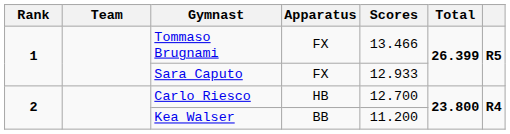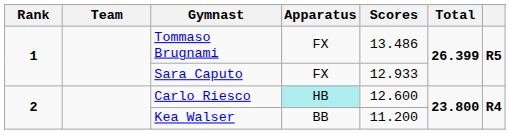(394, 45) 13.466 -> (394, 45) 13.486
(320, 96) no background -> (320, 96) paleturquoise background
(394, 96) 12.700 -> (394, 96) 12.600
